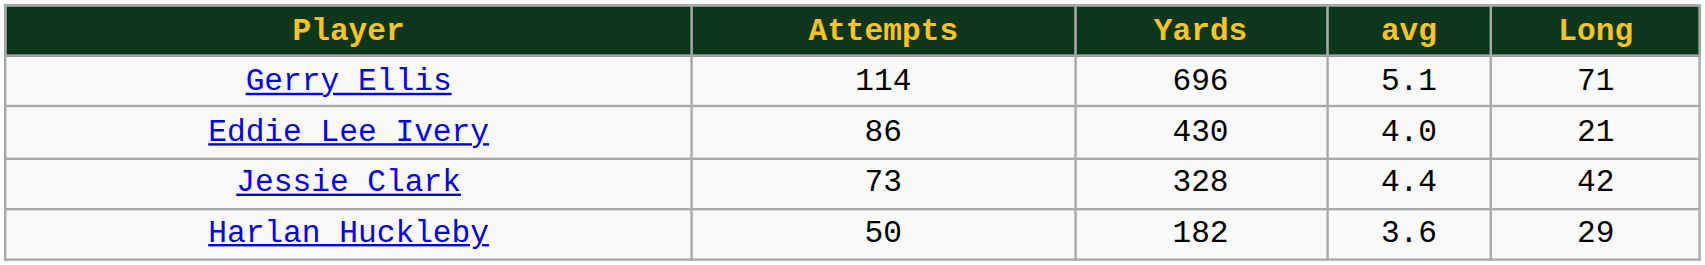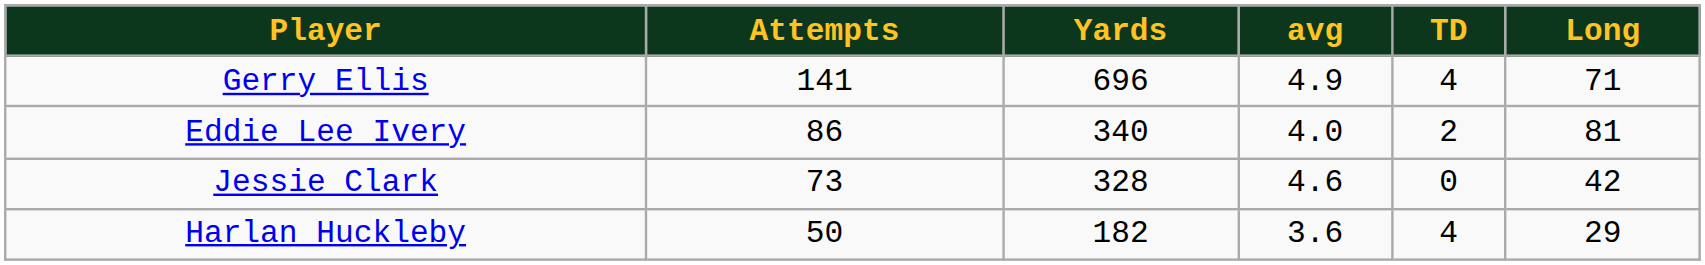+ column: (1449, 31)
(883, 81) 114 -> (825, 81) 141
(1409, 81) 5.1 -> (1315, 81) 4.9
(1201, 132) 430 -> (1121, 132) 340
(1596, 132) 21 -> (1603, 132) 81
(1409, 183) 4.4 -> (1315, 183) 4.6
